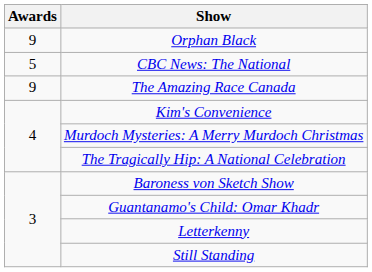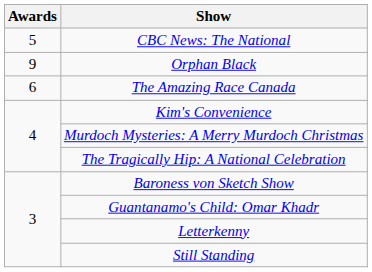rows swapped: (214, 40) <-> (214, 64)
(32, 87) 9 -> (32, 87) 6
